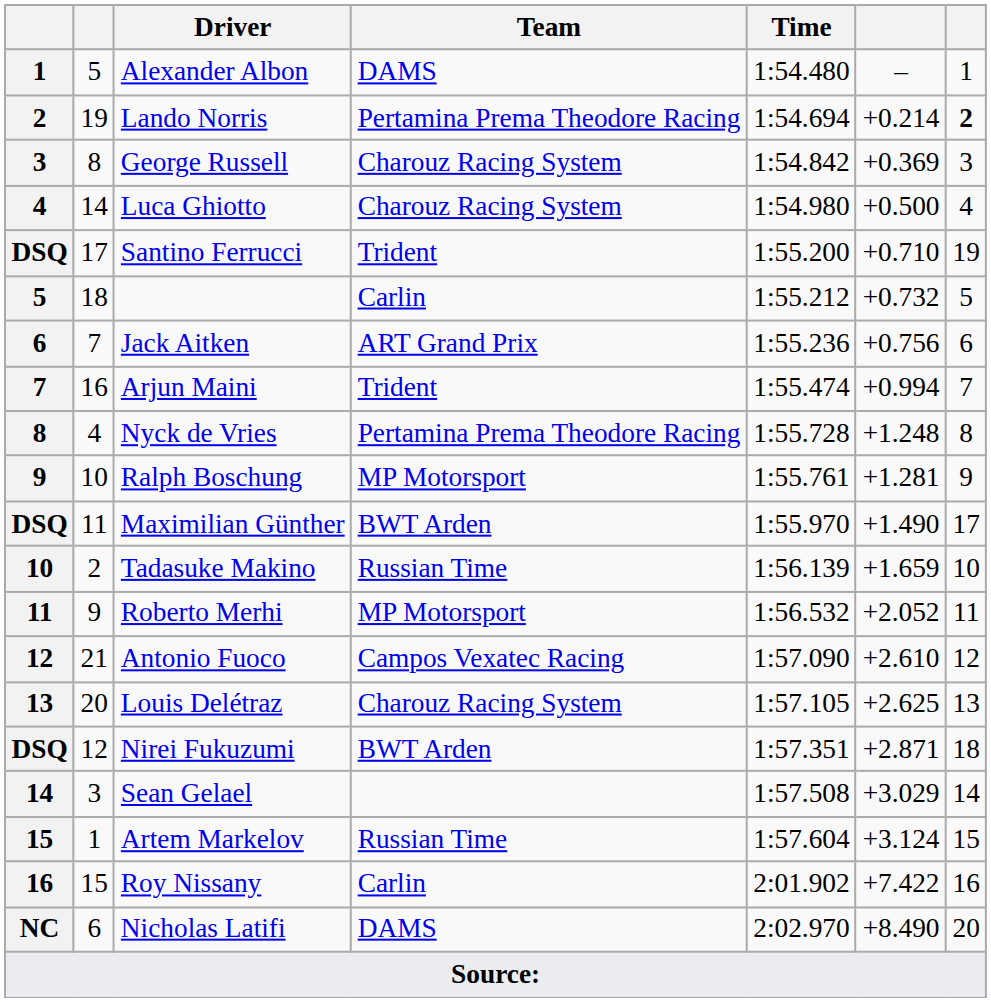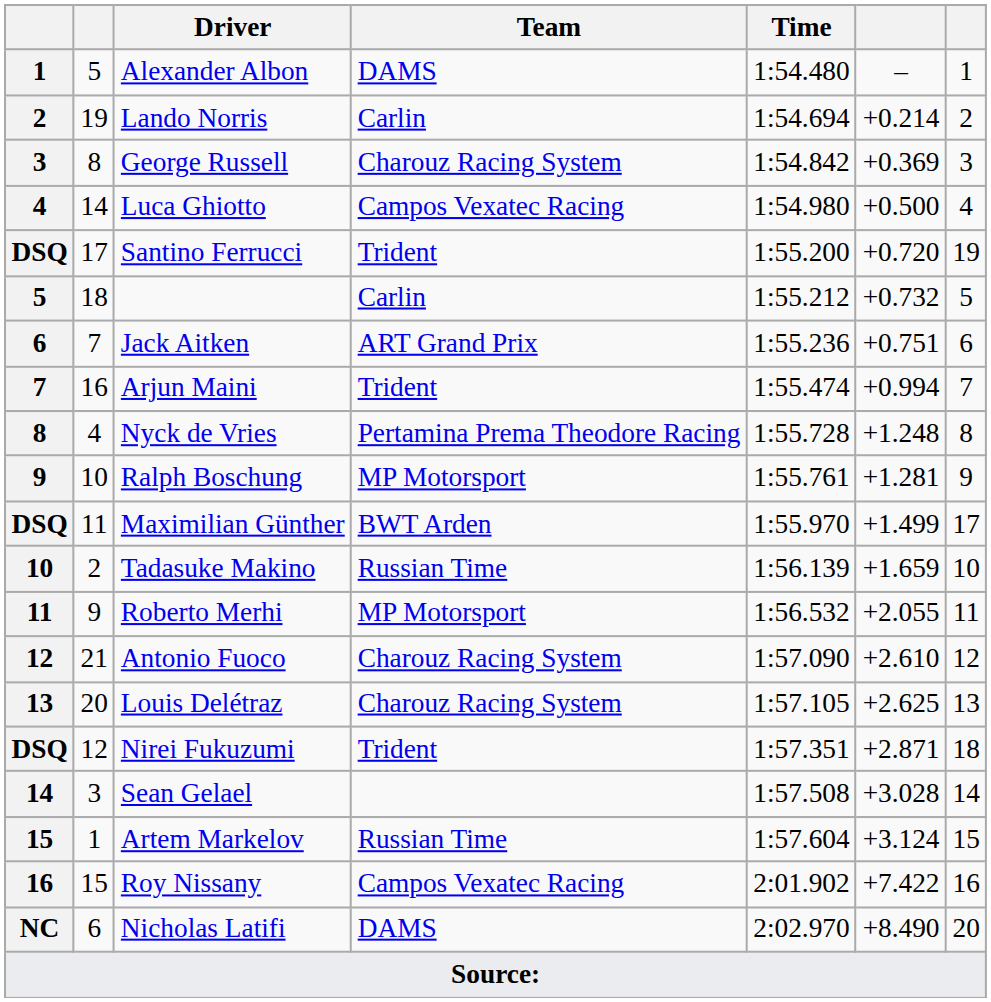(549, 116) Pertamina Prema Theodore Racing -> (392, 116) Carlin
(966, 116) bold -> (966, 116) normal
(490, 207) Charouz Racing System -> (491, 207) Campos Vexatec Racing
(901, 252) +0.710 -> (901, 252) +0.720
(901, 342) +0.756 -> (901, 342) +0.751
(901, 522) +1.490 -> (901, 522) +1.499
(901, 612) +2.052 -> (901, 612) +2.055
(491, 658) Campos Vexatec Racing -> (490, 658) Charouz Racing System
(425, 748) BWT Arden -> (397, 748) Trident
(901, 793) +3.029 -> (901, 793) +3.028
(392, 883) Carlin -> (491, 883) Campos Vexatec Racing
